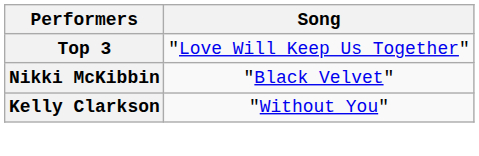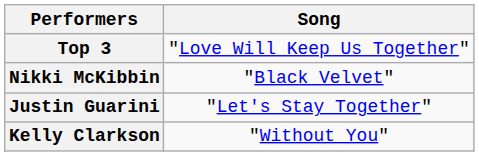+ row: (84, 107)
